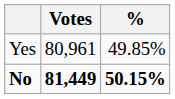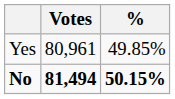(71, 78) 81,449 -> (71, 78) 81,494
